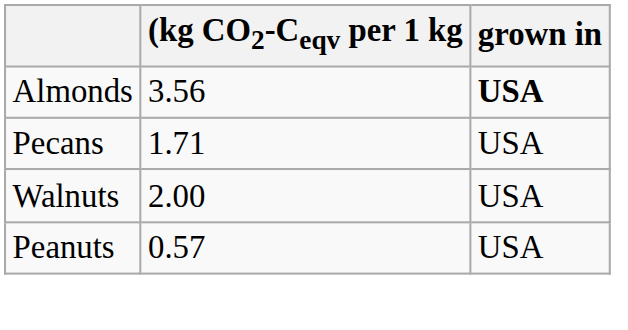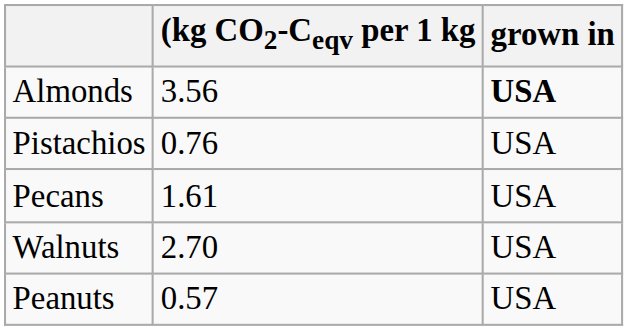+ row: (79, 143)
(177, 143) 1.71 -> (189, 195) 1.61
(177, 195) 2.00 -> (189, 247) 2.70
